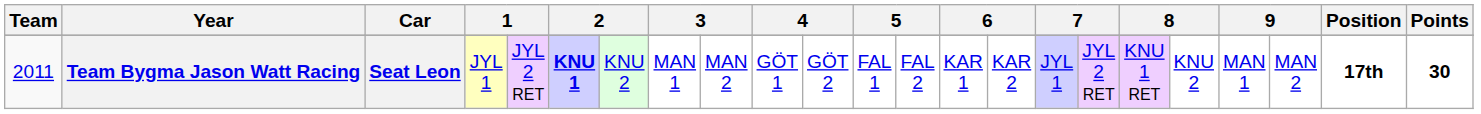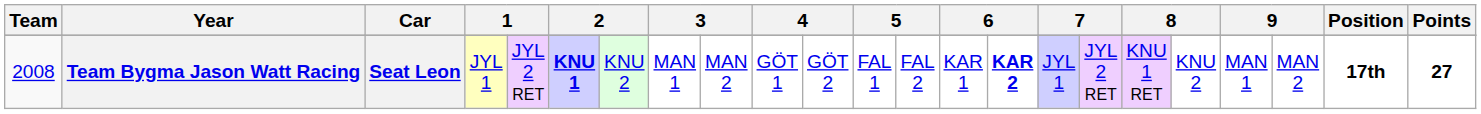(33, 72) 2011 -> (33, 72) 2008
(1012, 72) normal -> (1013, 72) bold
(1440, 72) 30 -> (1442, 72) 27
